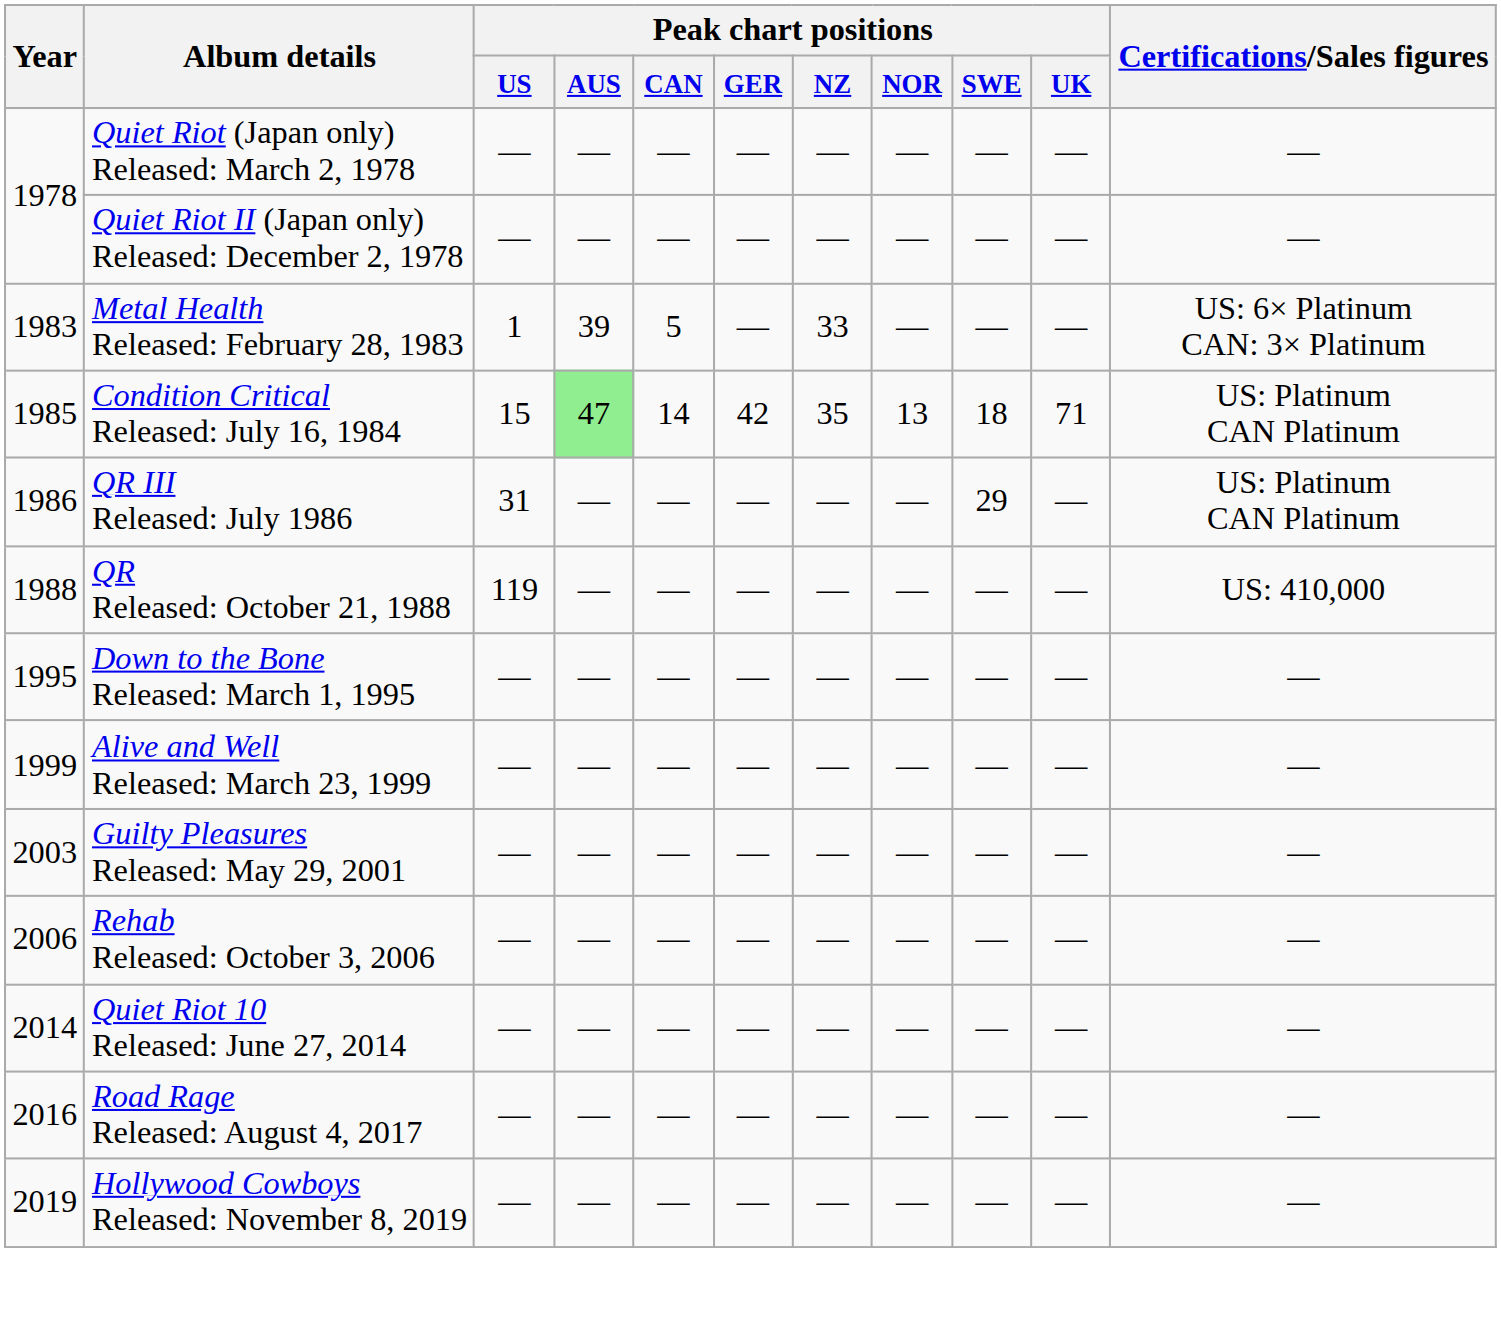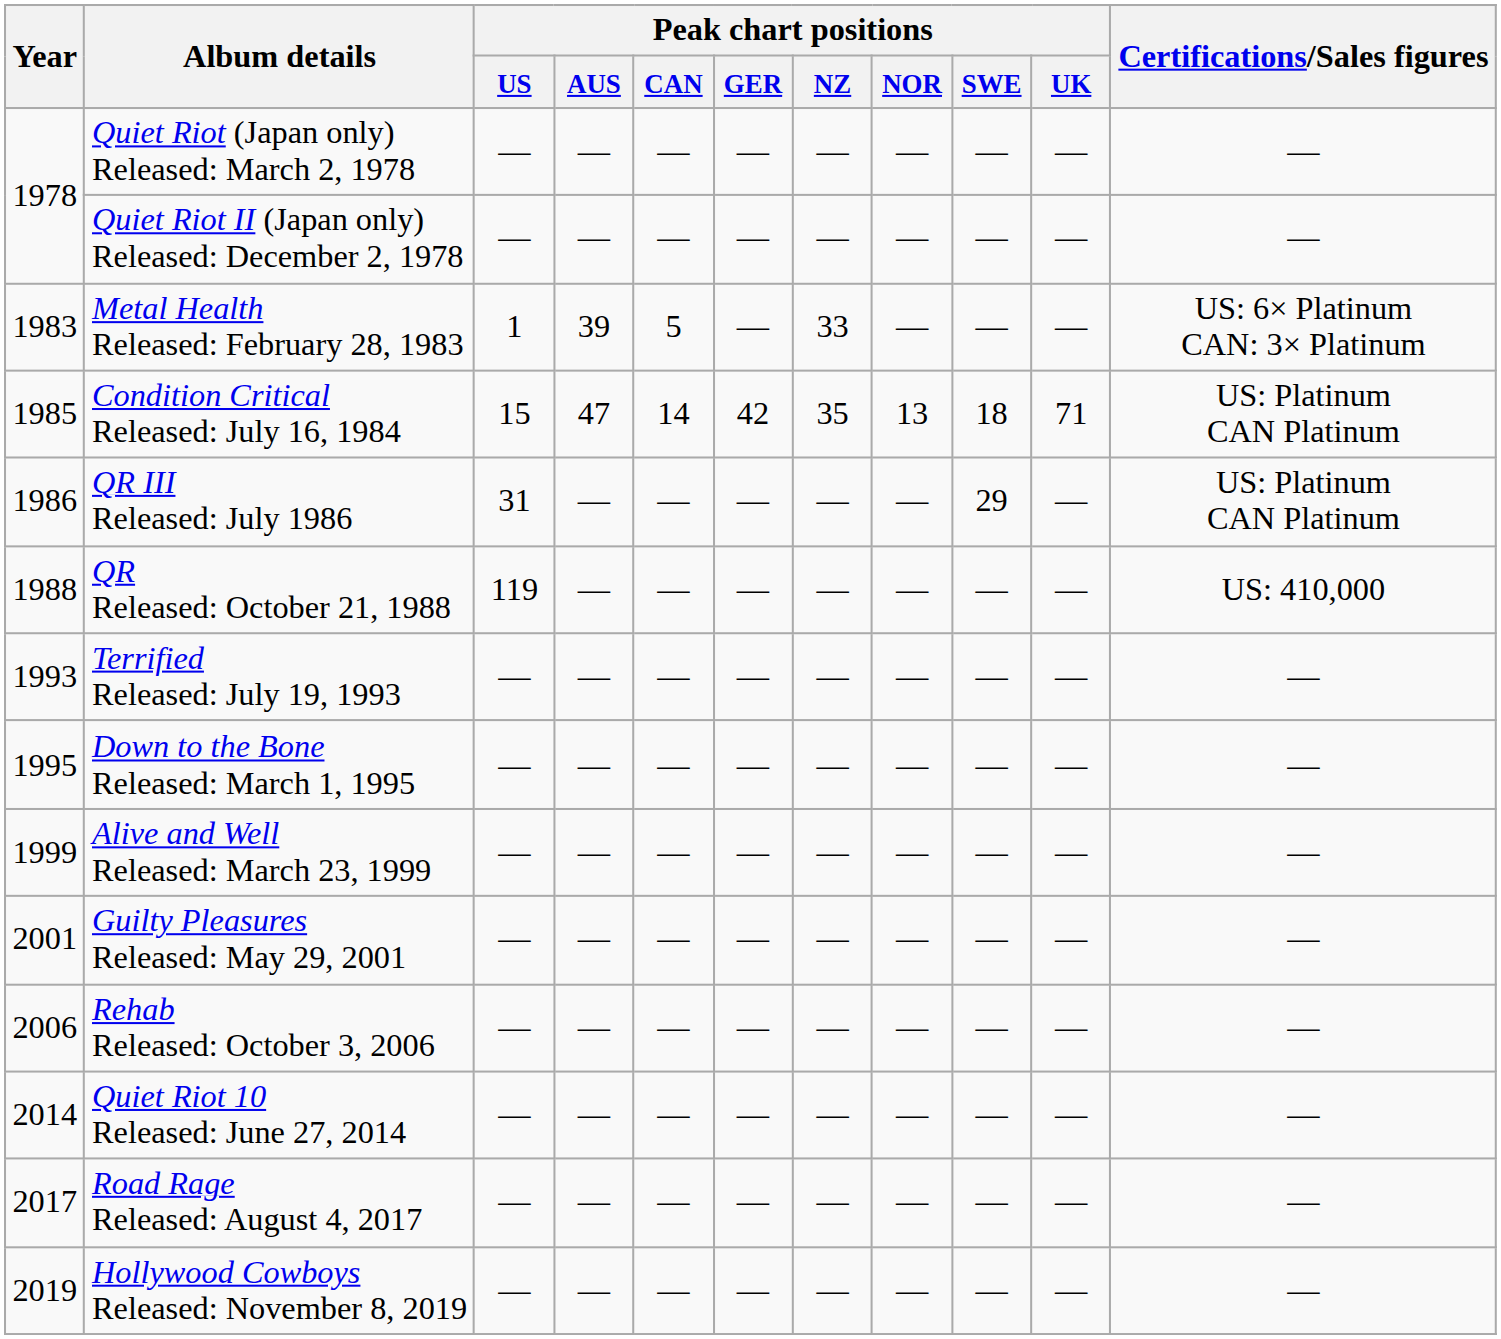(594, 413) lightgreen background -> (594, 413) no background
+ row: (246, 676)
(45, 851) 2003 -> (45, 939) 2001
(45, 1114) 2016 -> (45, 1202) 2017
